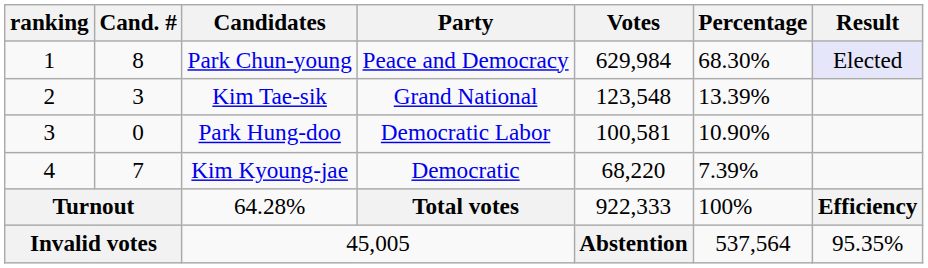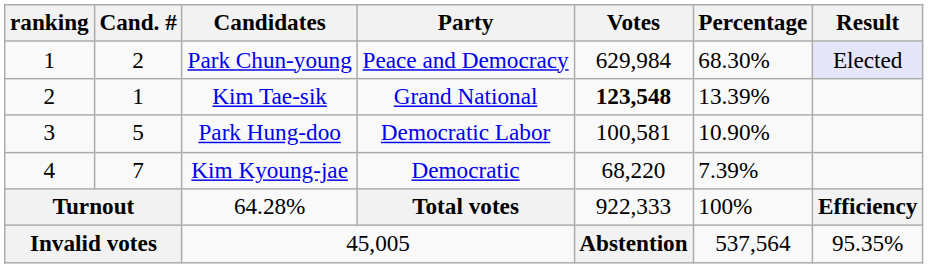(138, 59) 8 -> (138, 59) 2
(138, 96) 3 -> (138, 96) 1
(633, 96) normal -> (633, 96) bold
(138, 133) 0 -> (138, 133) 5
